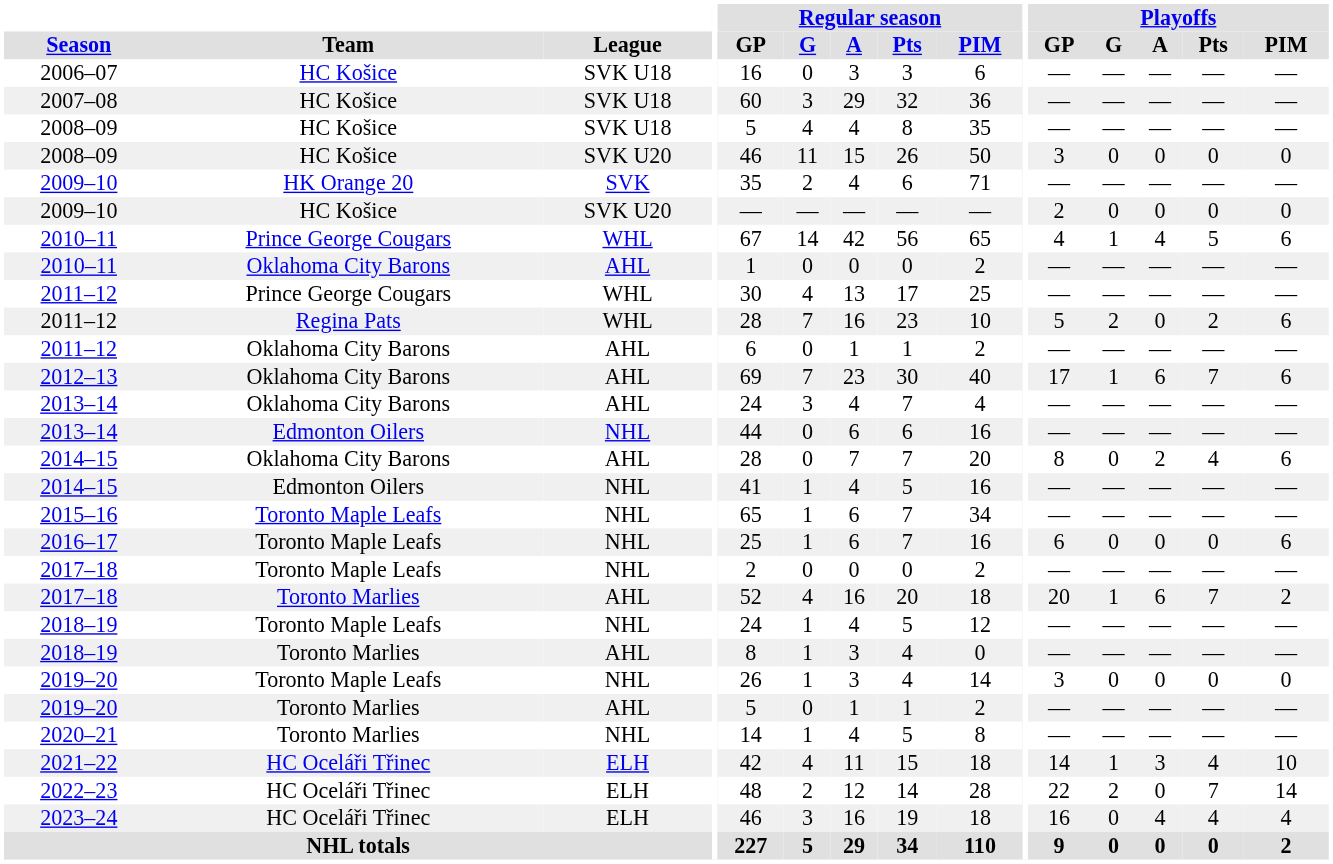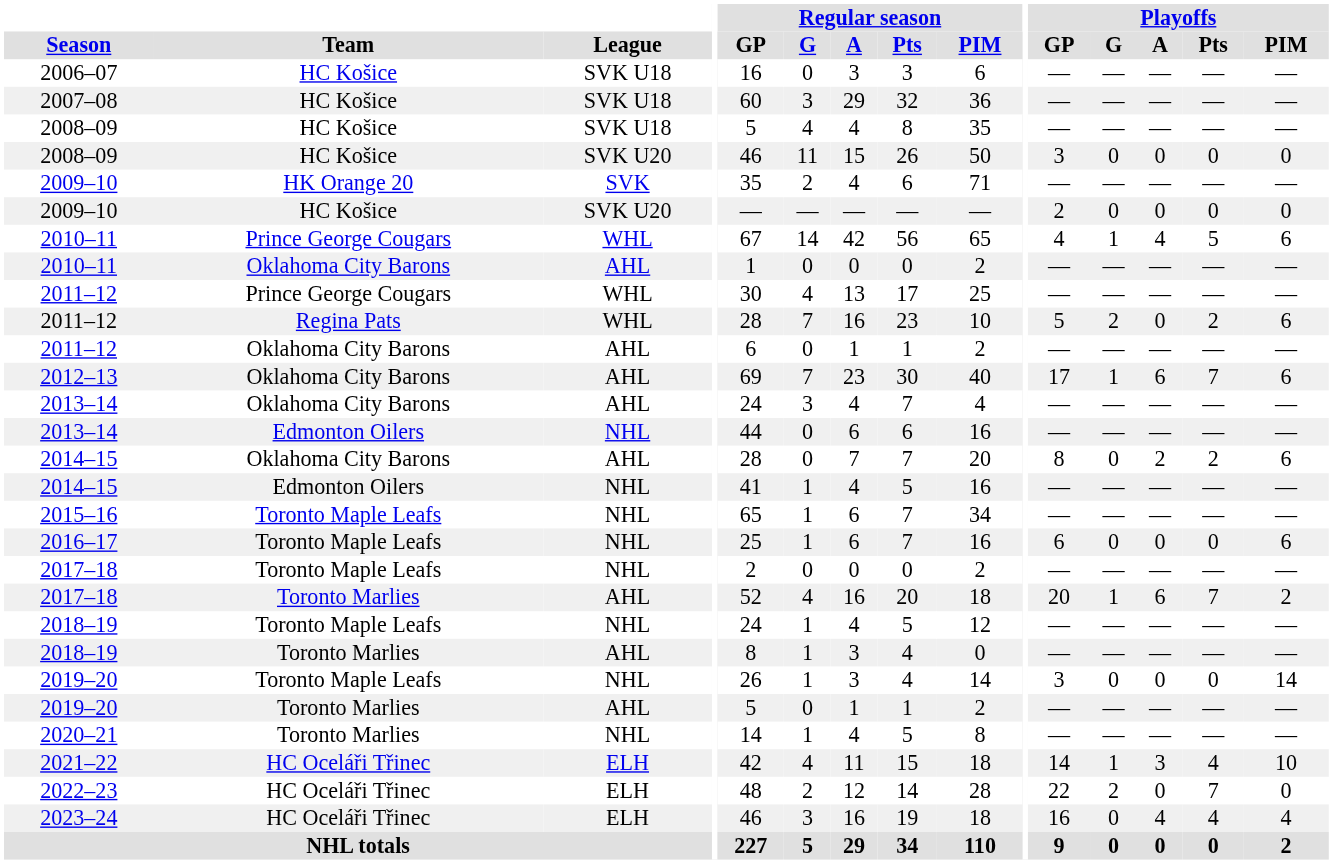(1213, 459) 4 -> (1213, 459) 2
(1286, 680) 0 -> (1286, 680) 14
(1286, 790) 14 -> (1286, 790) 0
